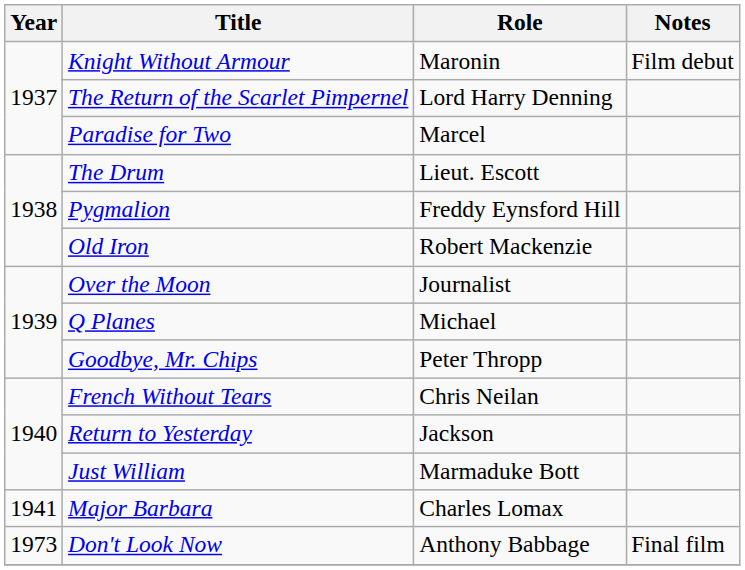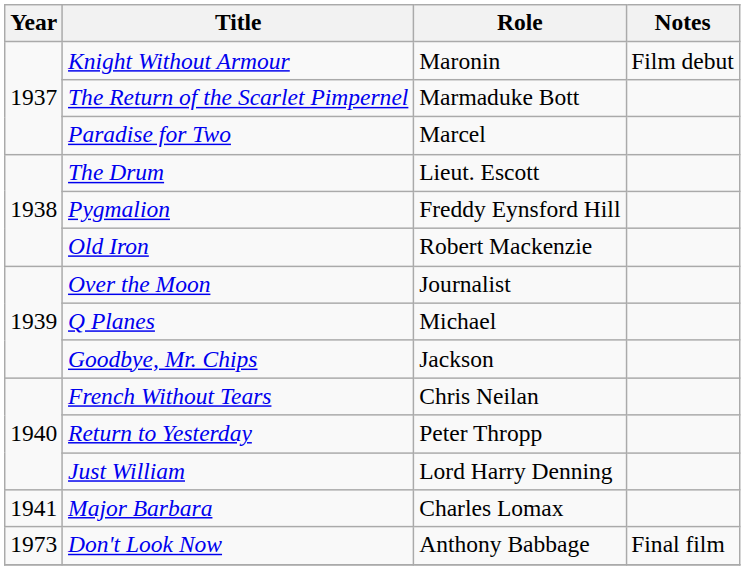(516, 97) Lord Harry Denning -> (499, 97) Marmaduke Bott
(481, 358) Peter Thropp -> (456, 358) Jackson
(456, 433) Jackson -> (481, 433) Peter Thropp
(499, 470) Marmaduke Bott -> (516, 470) Lord Harry Denning
